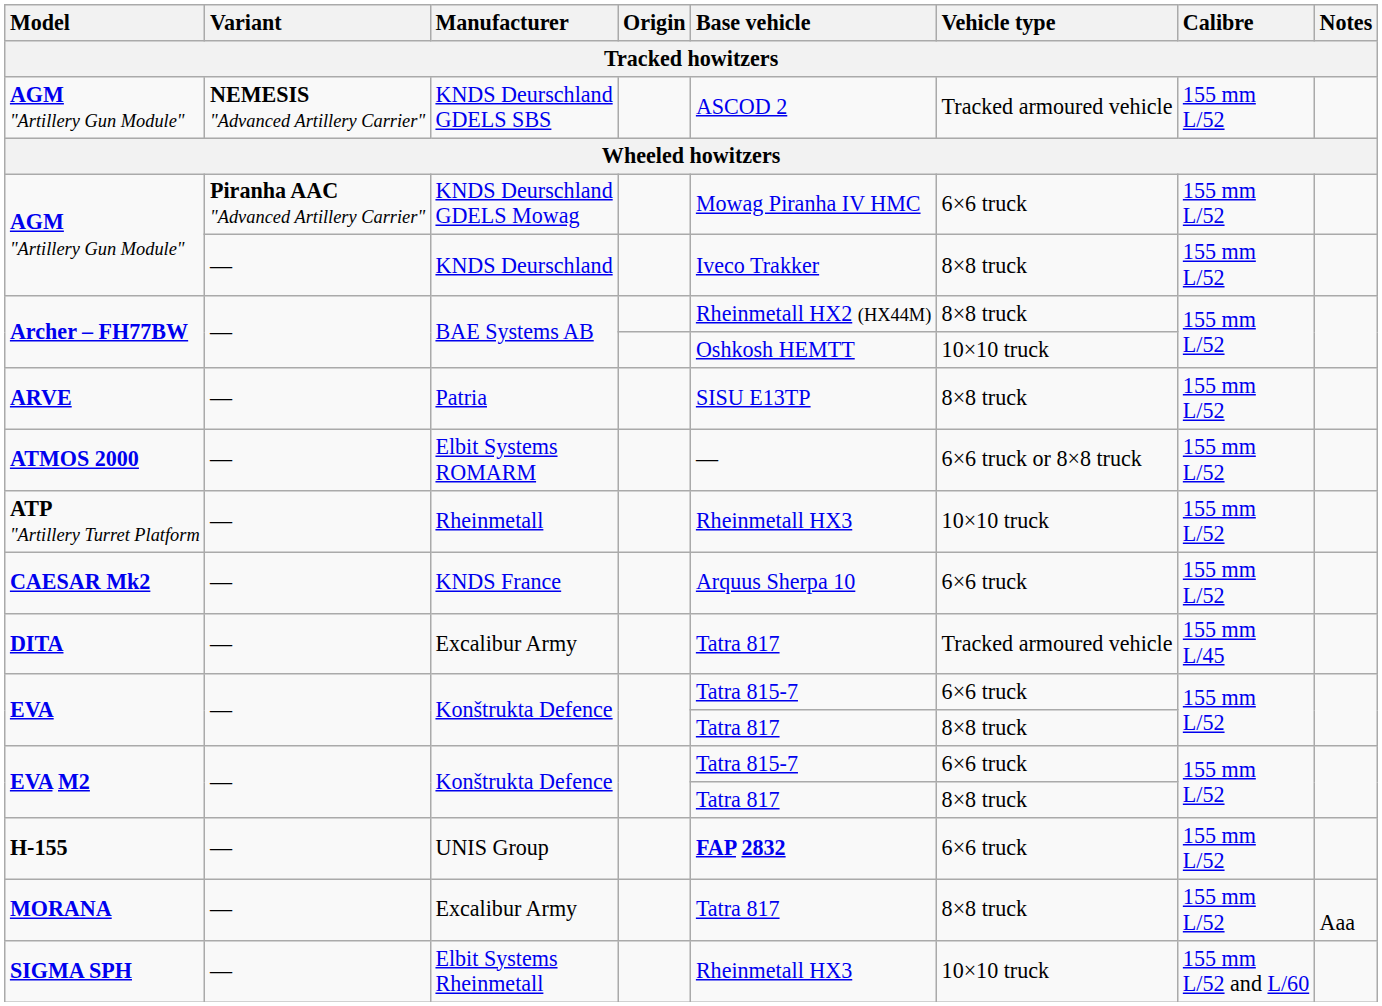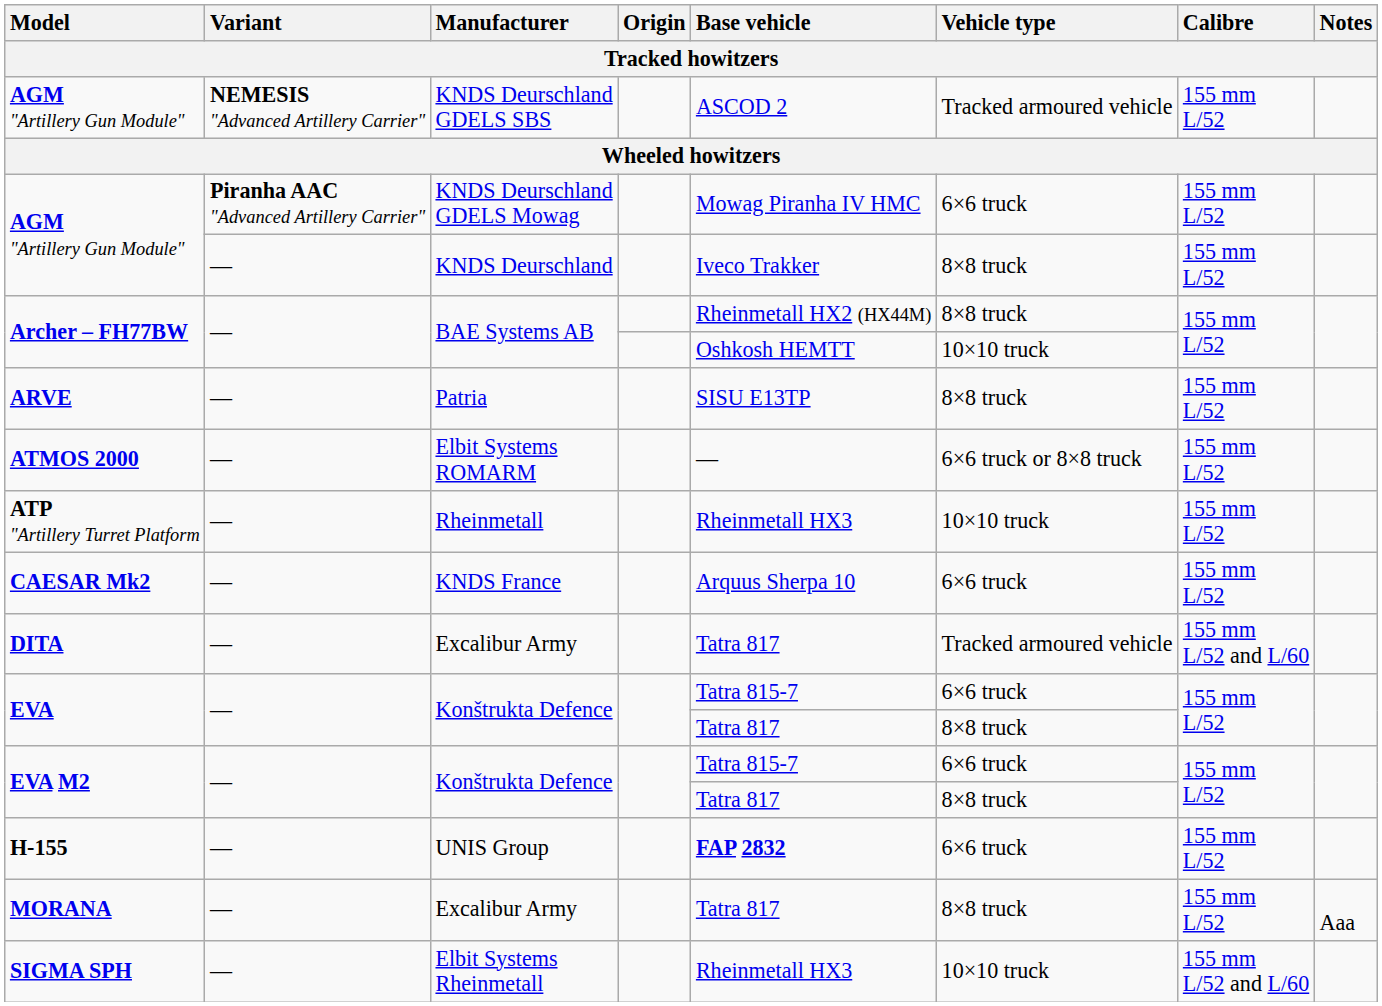(1219, 643) 155 mm L/45 -> (1246, 643) 155 mm L/52 and L/60
